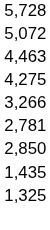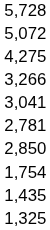- row: (25, 56)
+ row: (25, 102)
+ row: (25, 172)
